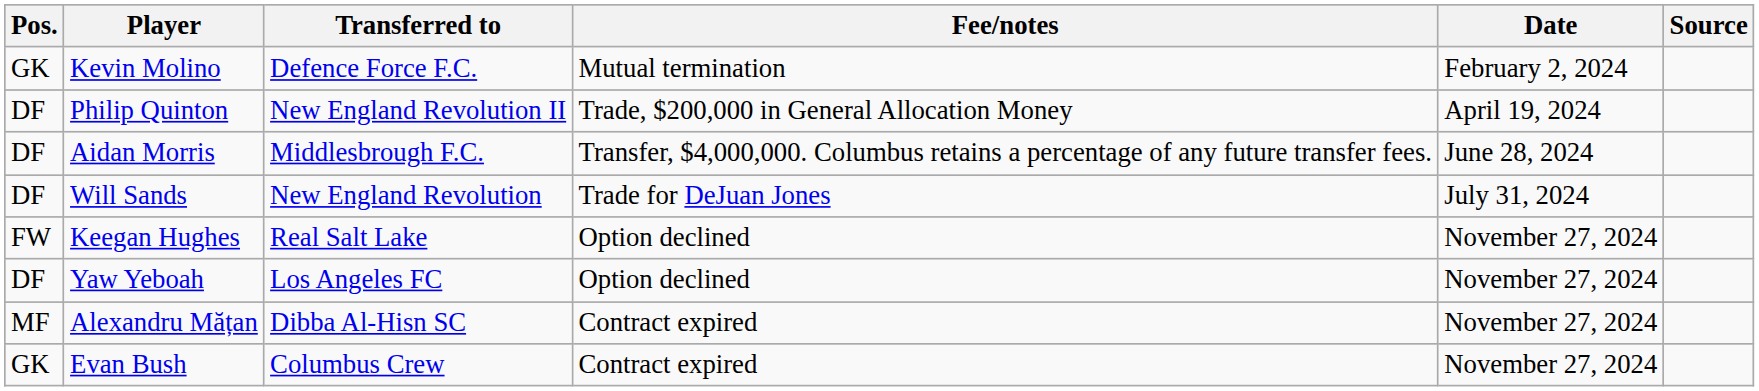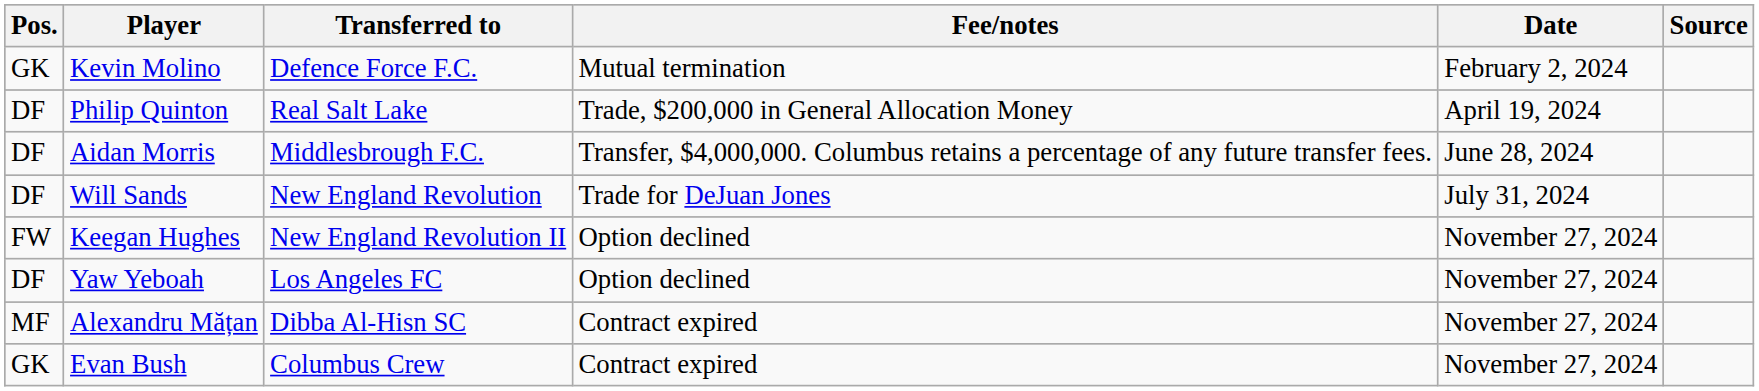(418, 110) New England Revolution II -> (349, 110) Real Salt Lake
(349, 237) Real Salt Lake -> (418, 237) New England Revolution II
